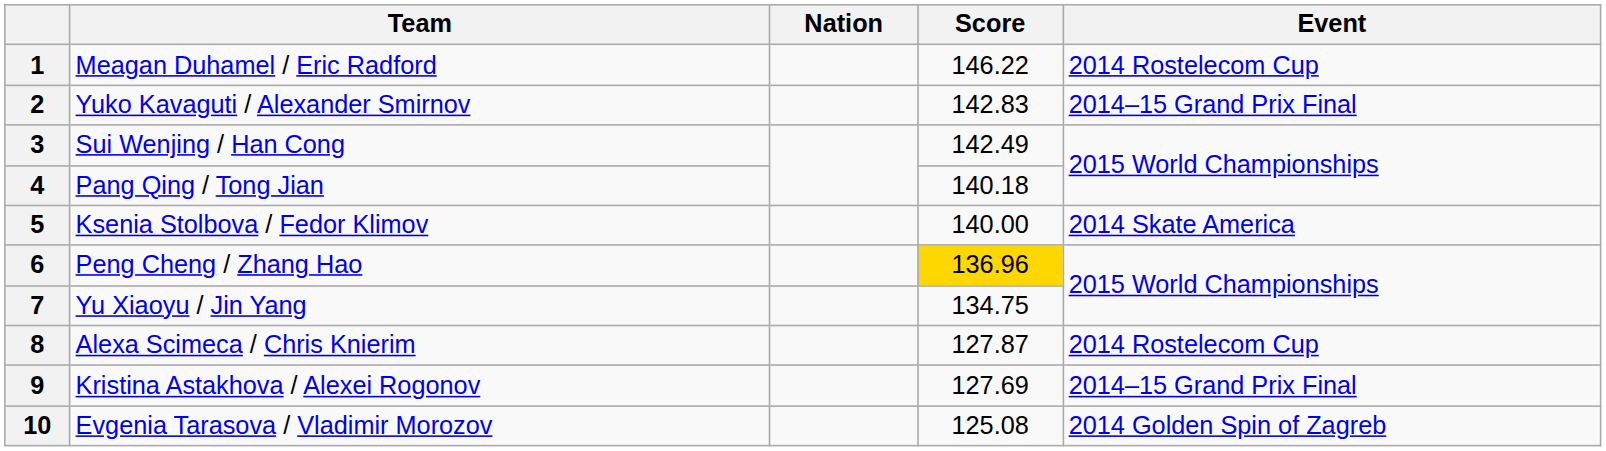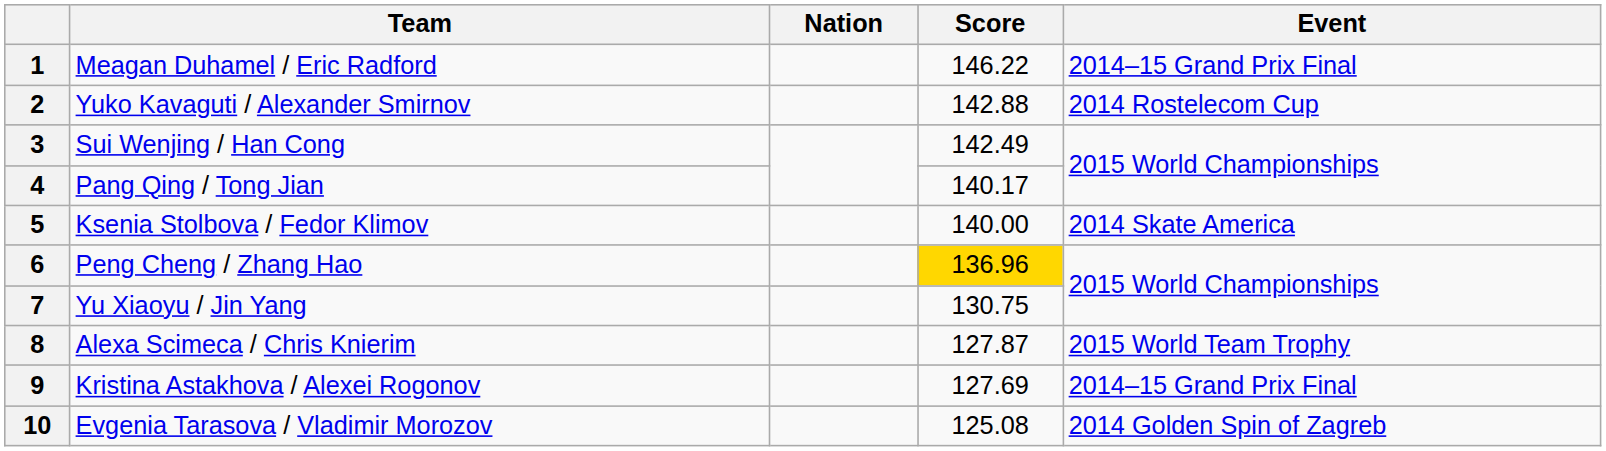(1194, 64) 2014 Rostelecom Cup -> (1213, 64) 2014–15 Grand Prix Final
(990, 104) 142.83 -> (990, 104) 142.88
(1213, 104) 2014–15 Grand Prix Final -> (1194, 104) 2014 Rostelecom Cup
(990, 184) 140.18 -> (990, 184) 140.17
(990, 305) 134.75 -> (990, 305) 130.75
(1194, 345) 2014 Rostelecom Cup -> (1209, 345) 2015 World Team Trophy
